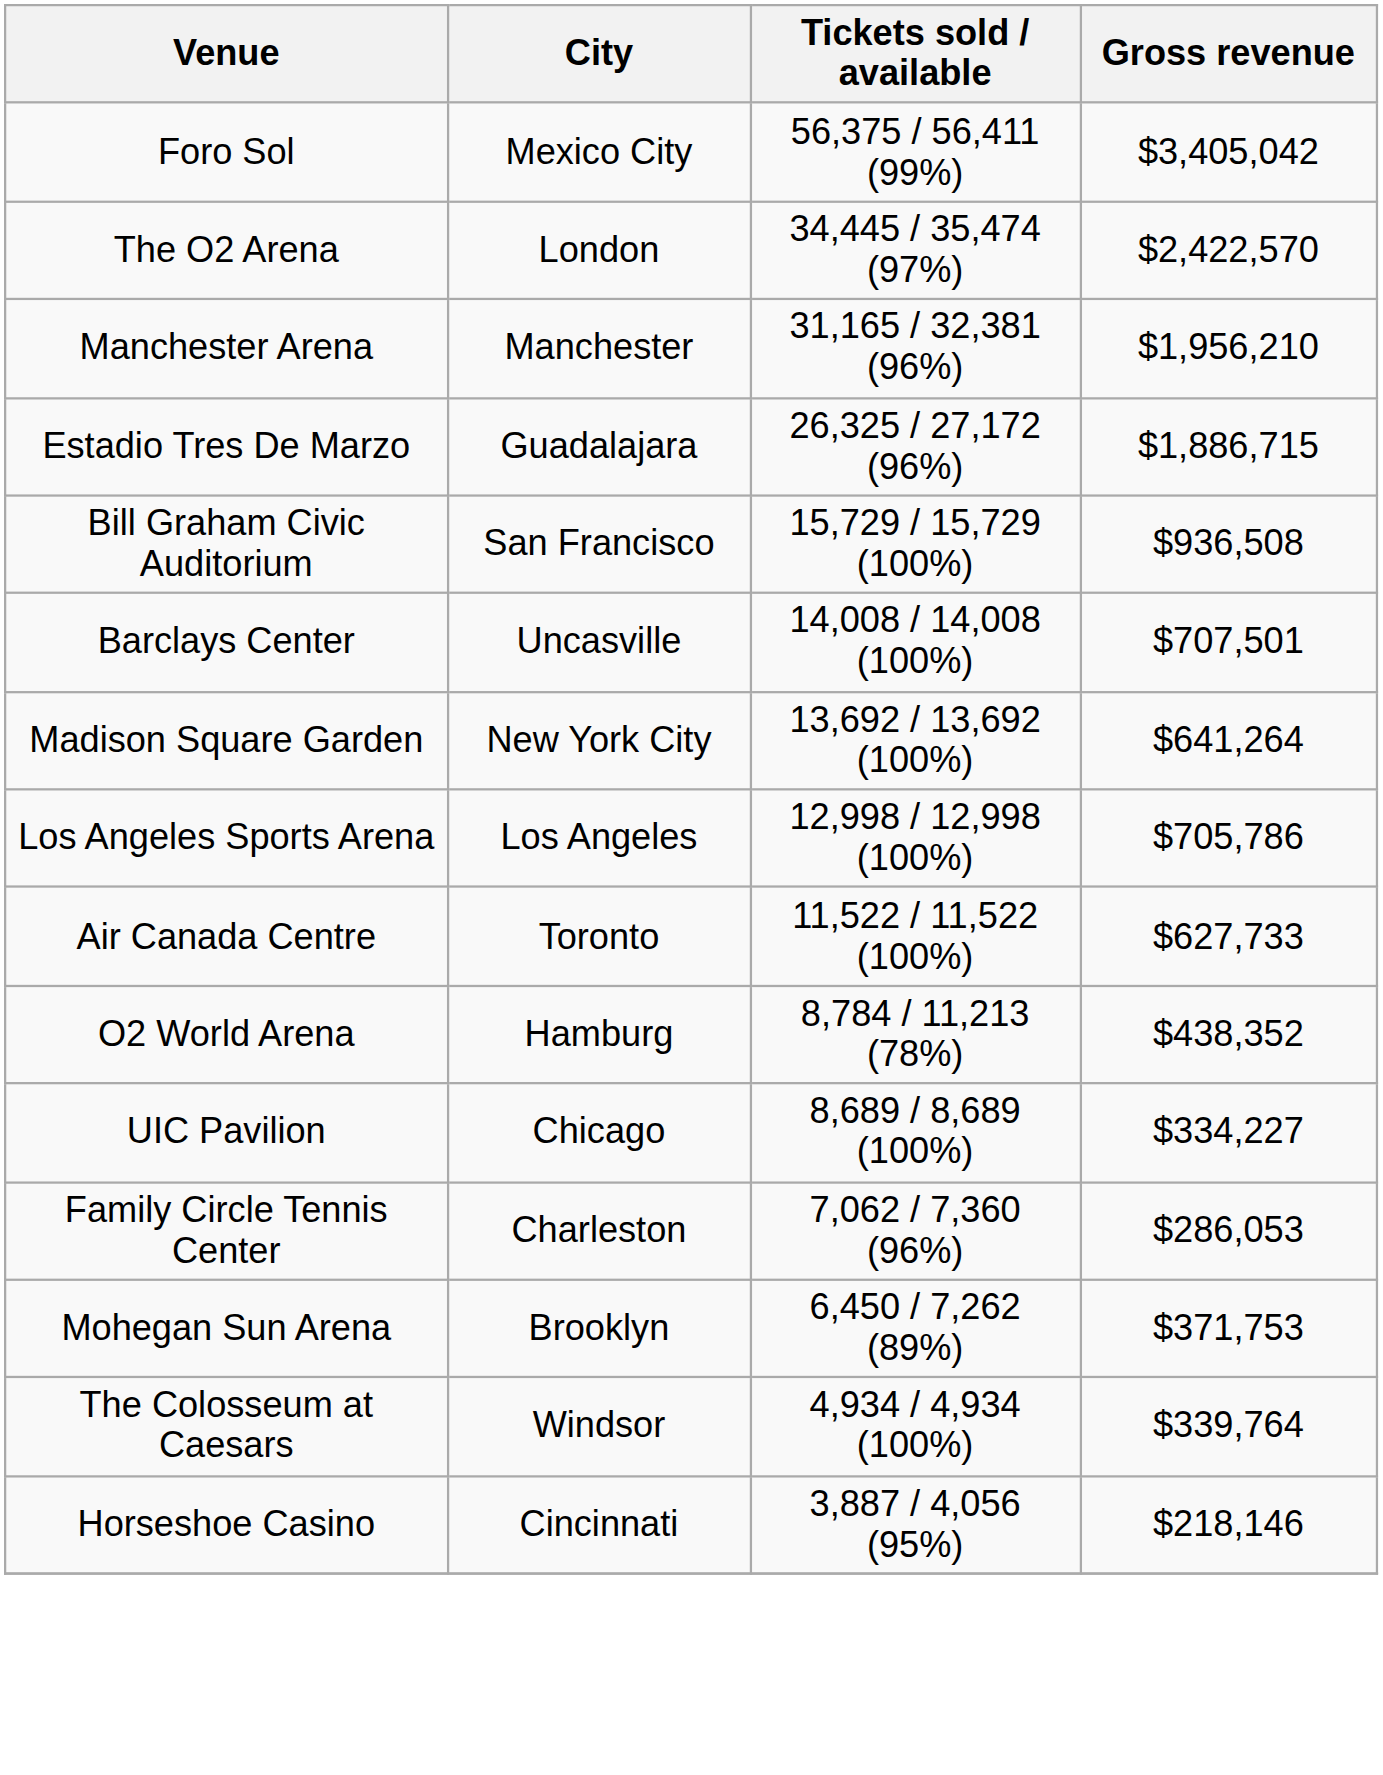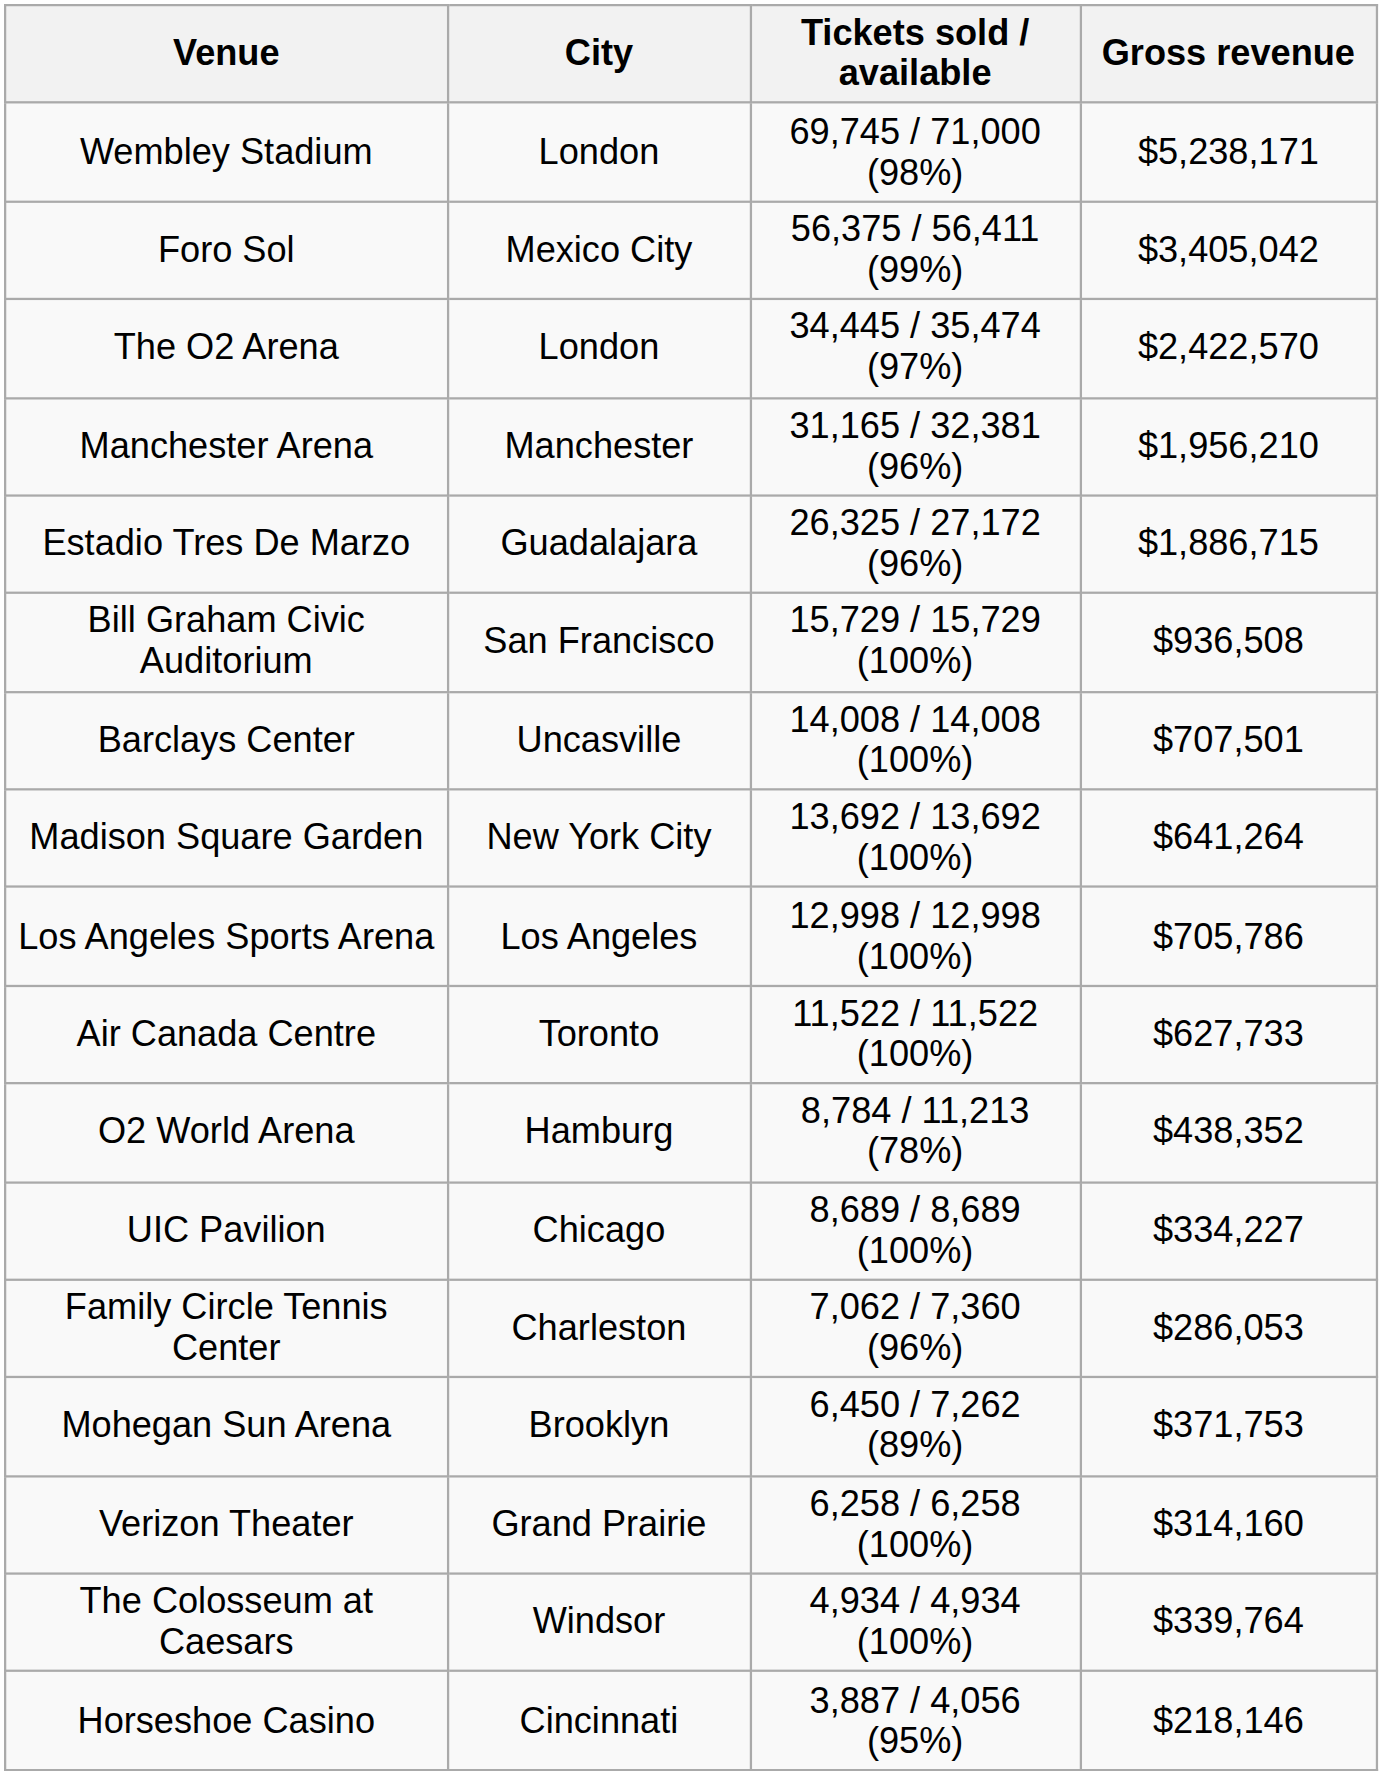+ row: (226, 151)
+ row: (226, 1523)
